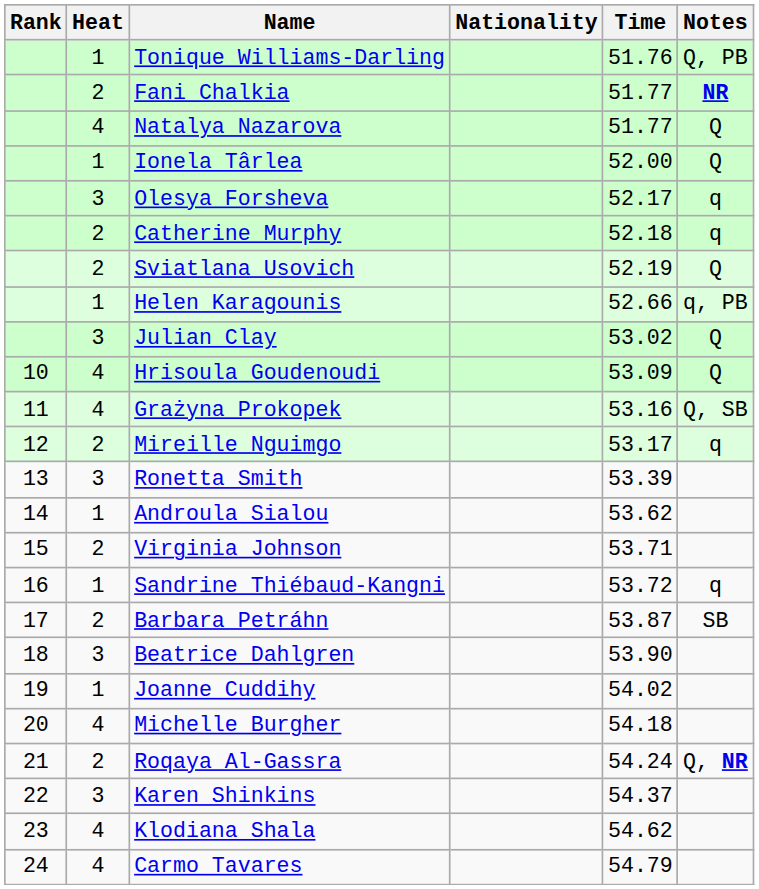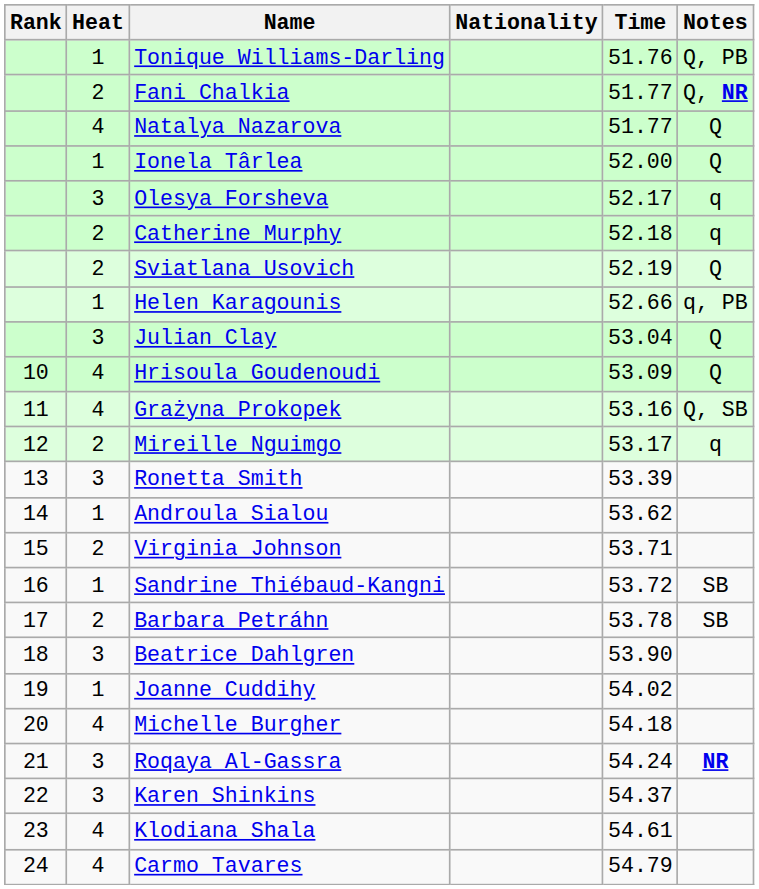(715, 93) NR -> (715, 93) Q, NR
(640, 339) 53.02 -> (640, 339) 53.04
(715, 585) q -> (715, 585) SB
(640, 620) 53.87 -> (640, 620) 53.78
(98, 761) 2 -> (98, 761) 3
(715, 761) Q, NR -> (715, 761) NR
(640, 831) 54.62 -> (640, 831) 54.61
